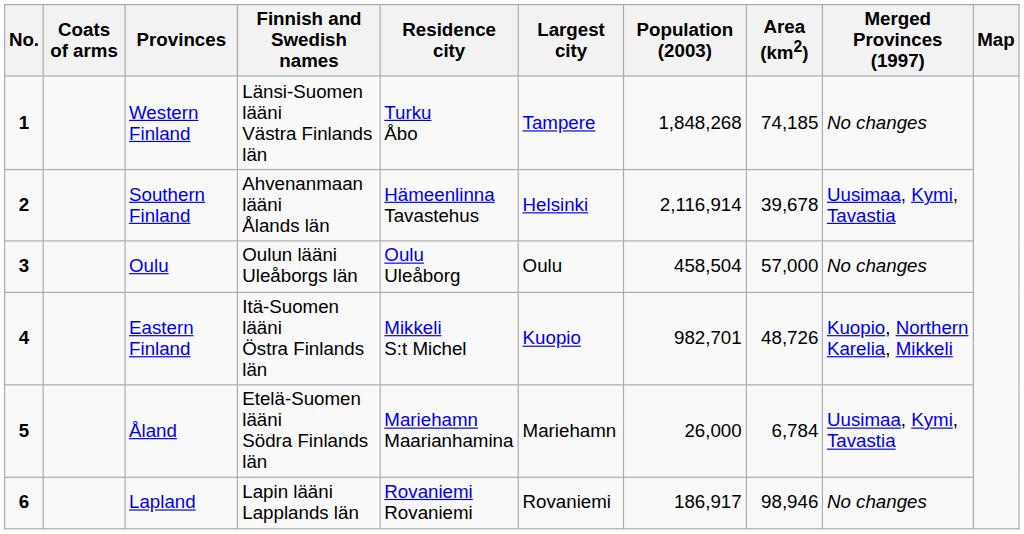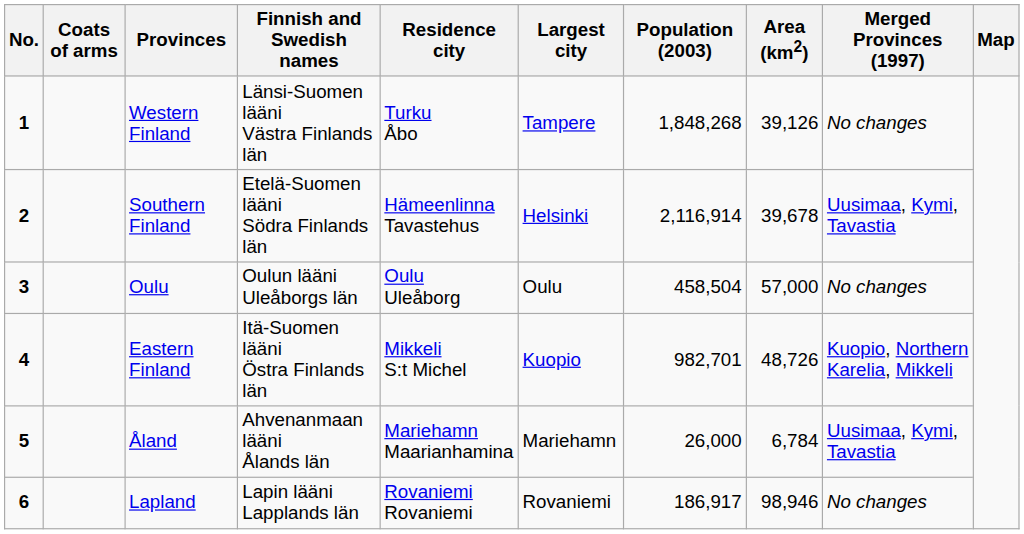(790, 122) 74,185 -> (790, 122) 39,126
(303, 205) Ahvenanmaan lääni Ålands län -> (305, 215) Etelä-Suomen lääni Södra Finlands län
(305, 431) Etelä-Suomen lääni Södra Finlands län -> (303, 441) Ahvenanmaan lääni Ålands län
